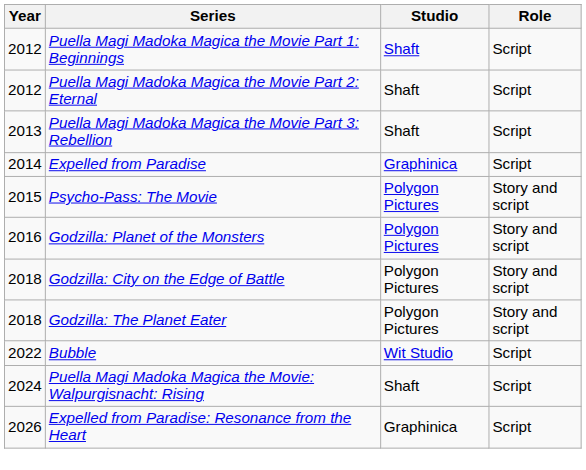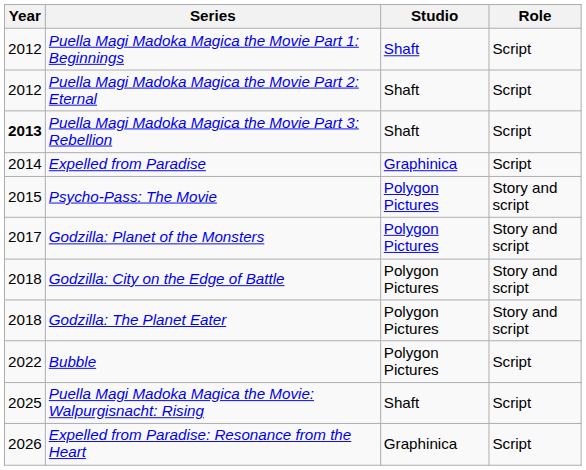(25, 131) normal -> (25, 131) bold
(25, 238) 2016 -> (25, 238) 2017
(418, 353) Wit Studio -> (411, 361) Polygon Pictures
(25, 385) 2024 -> (25, 402) 2025
